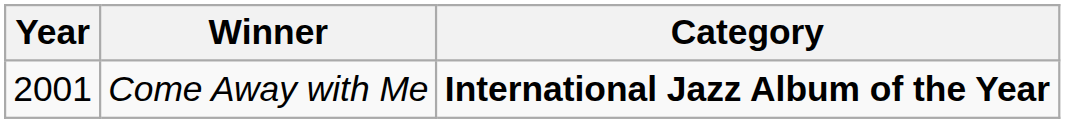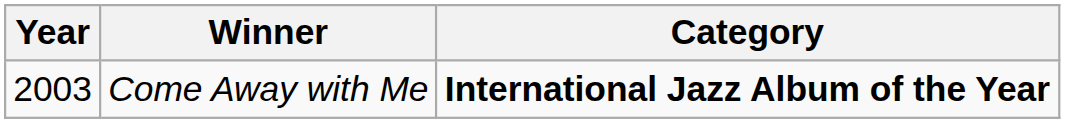(53, 88) 2001 -> (53, 88) 2003
